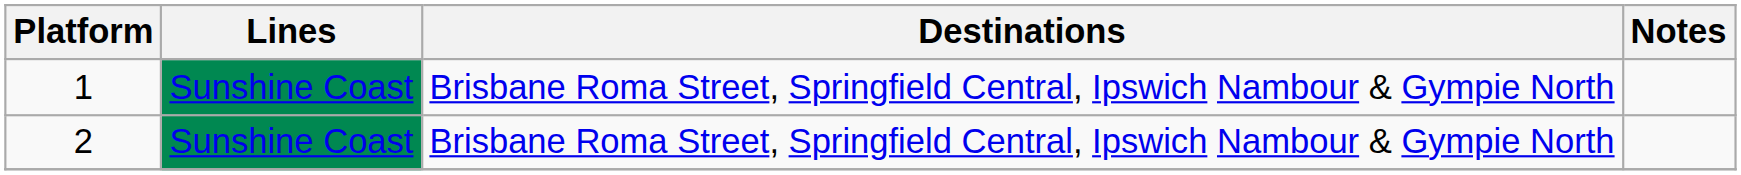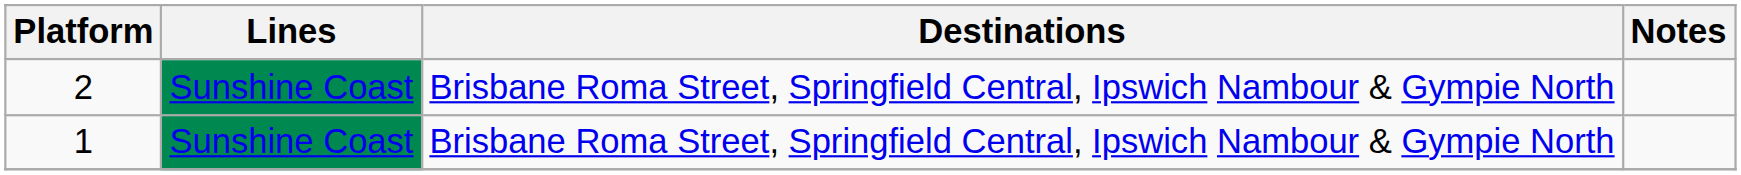rows swapped: (83, 86) <-> (83, 141)
